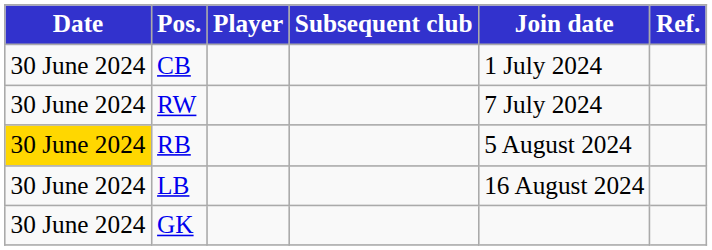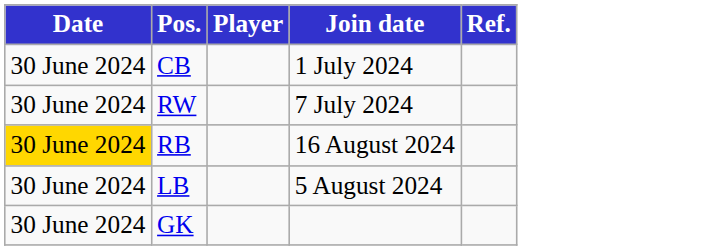- column: (384, 24)
(558, 144) 5 August 2024 -> (375, 144) 16 August 2024
(564, 184) 16 August 2024 -> (369, 184) 5 August 2024
